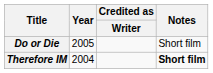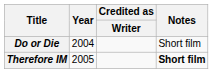(83, 44) 2005 -> (83, 44) 2004
(83, 60) 2004 -> (83, 60) 2005
